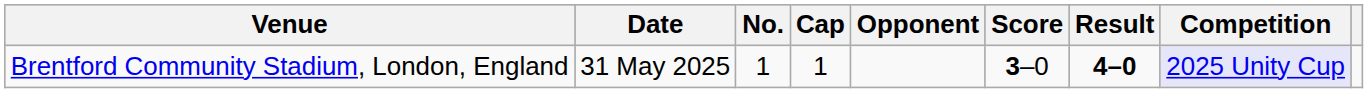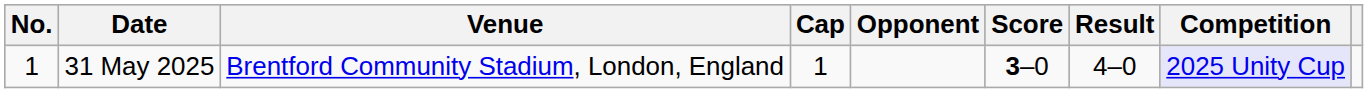columns swapped: (763, 25) <-> (290, 25)
(1115, 66) bold -> (1115, 66) normal
